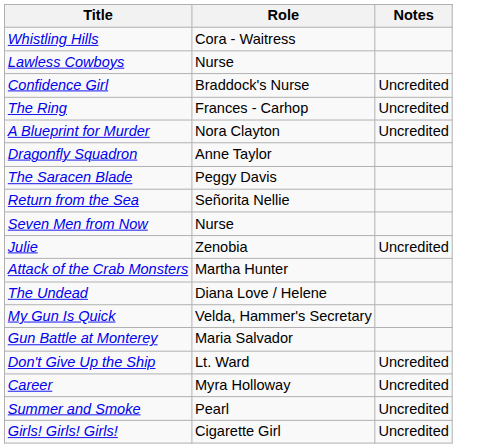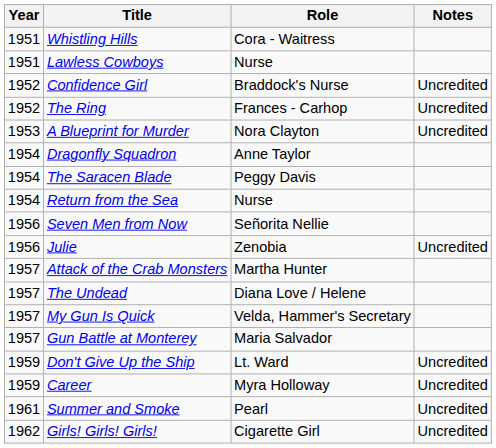+ column: (24, 16)
(242, 200) Señorita Nellie -> (254, 200) Nurse
(214, 223) Nurse -> (281, 223) Señorita Nellie
